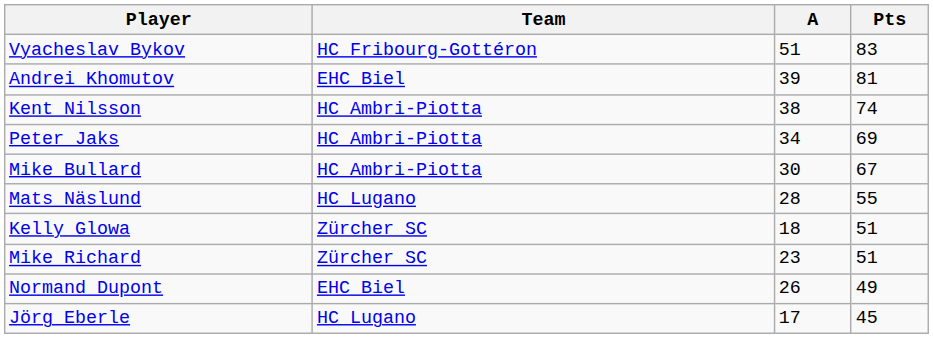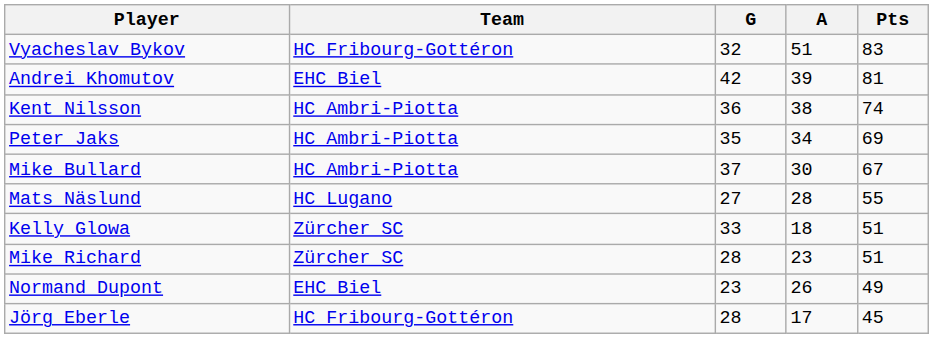+ column: (751, 20)
(366, 318) HC Lugano -> (403, 318) HC Fribourg-Gottéron
